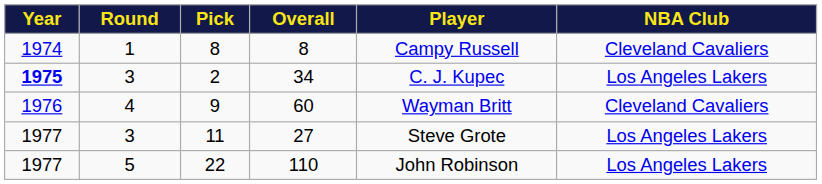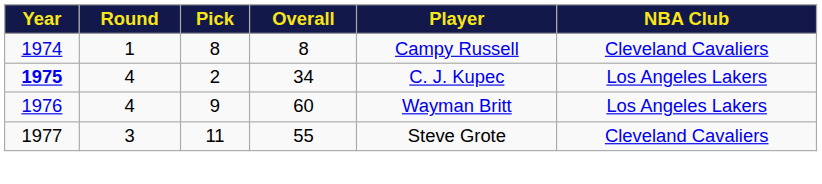(130, 77) 3 -> (130, 77) 4
(687, 106) Cleveland Cavaliers -> (687, 106) Los Angeles Lakers
(303, 135) 27 -> (303, 135) 55
(687, 135) Los Angeles Lakers -> (687, 135) Cleveland Cavaliers
- row: (215, 164)
